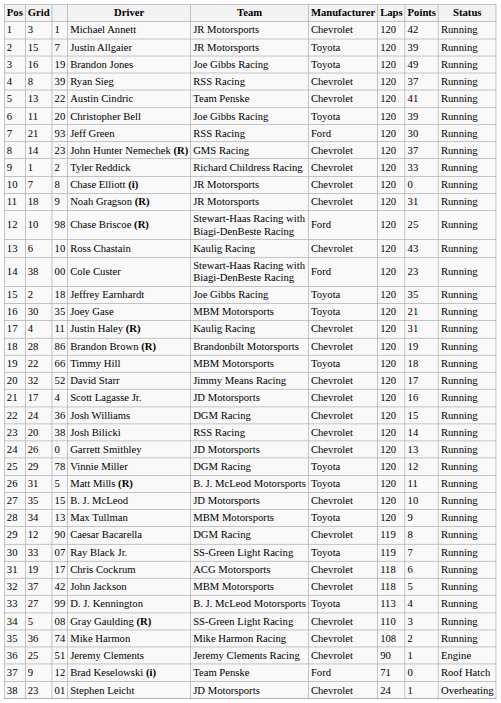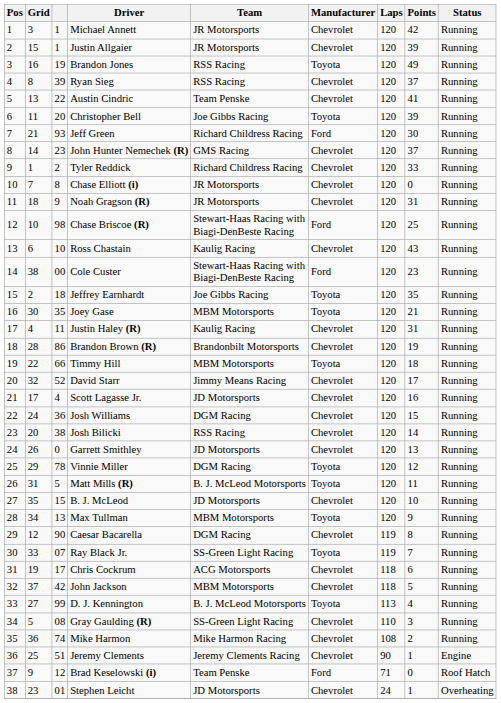(57, 47) 7 -> (57, 47) 1
(326, 47) Toyota -> (332, 47) Chevrolet
(231, 64) Joe Gibbs Racing -> (219, 64) RSS Racing
(219, 132) RSS Racing -> (248, 132) Richard Childress Racing
